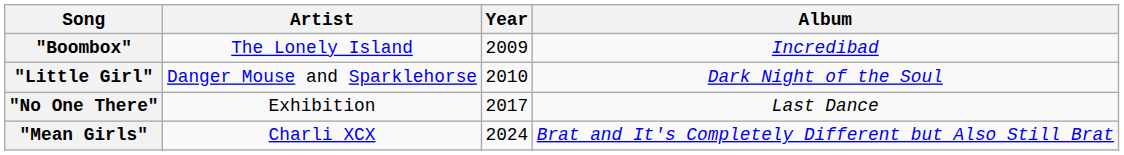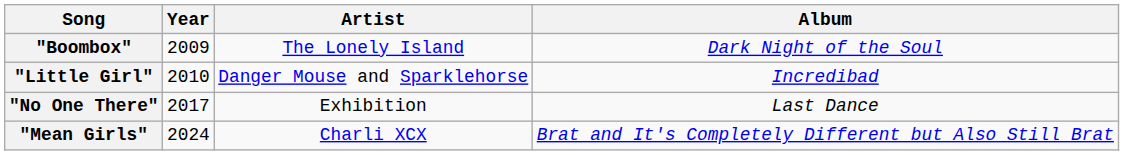columns swapped: (507, 19) <-> (322, 19)
(825, 48) Incredibad -> (825, 48) Dark Night of the Soul
(825, 77) Dark Night of the Soul -> (825, 77) Incredibad
